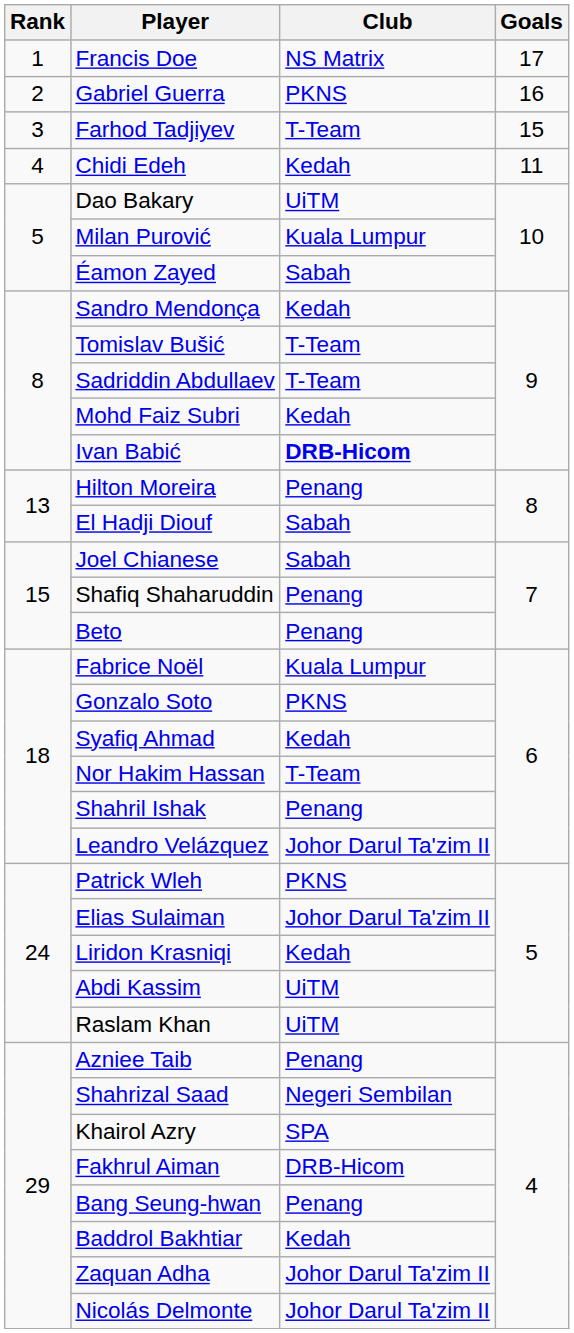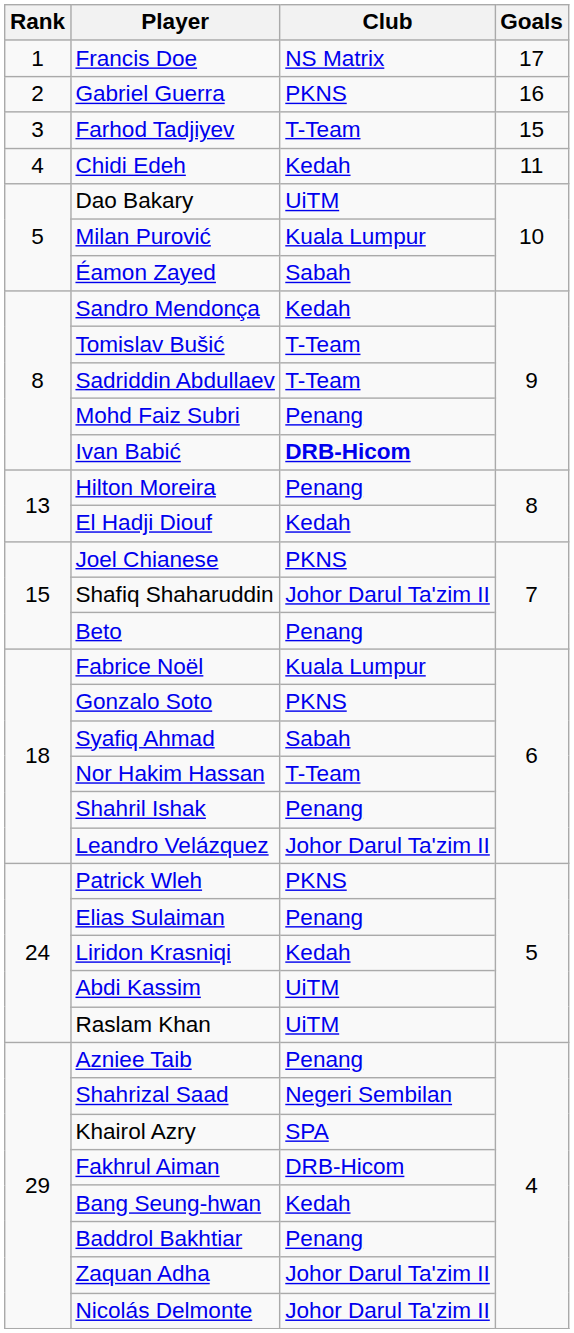(318, 415) Kedah -> (324, 415) Penang
(318, 523) Sabah -> (318, 523) Kedah
(318, 559) Sabah -> (316, 559) PKNS
(324, 594) Penang -> (388, 594) Johor Darul Ta'zim II
(318, 737) Kedah -> (318, 737) Sabah
(388, 916) Johor Darul Ta'zim II -> (324, 916) Penang
(324, 1203) Penang -> (318, 1203) Kedah
(318, 1238) Kedah -> (324, 1238) Penang
